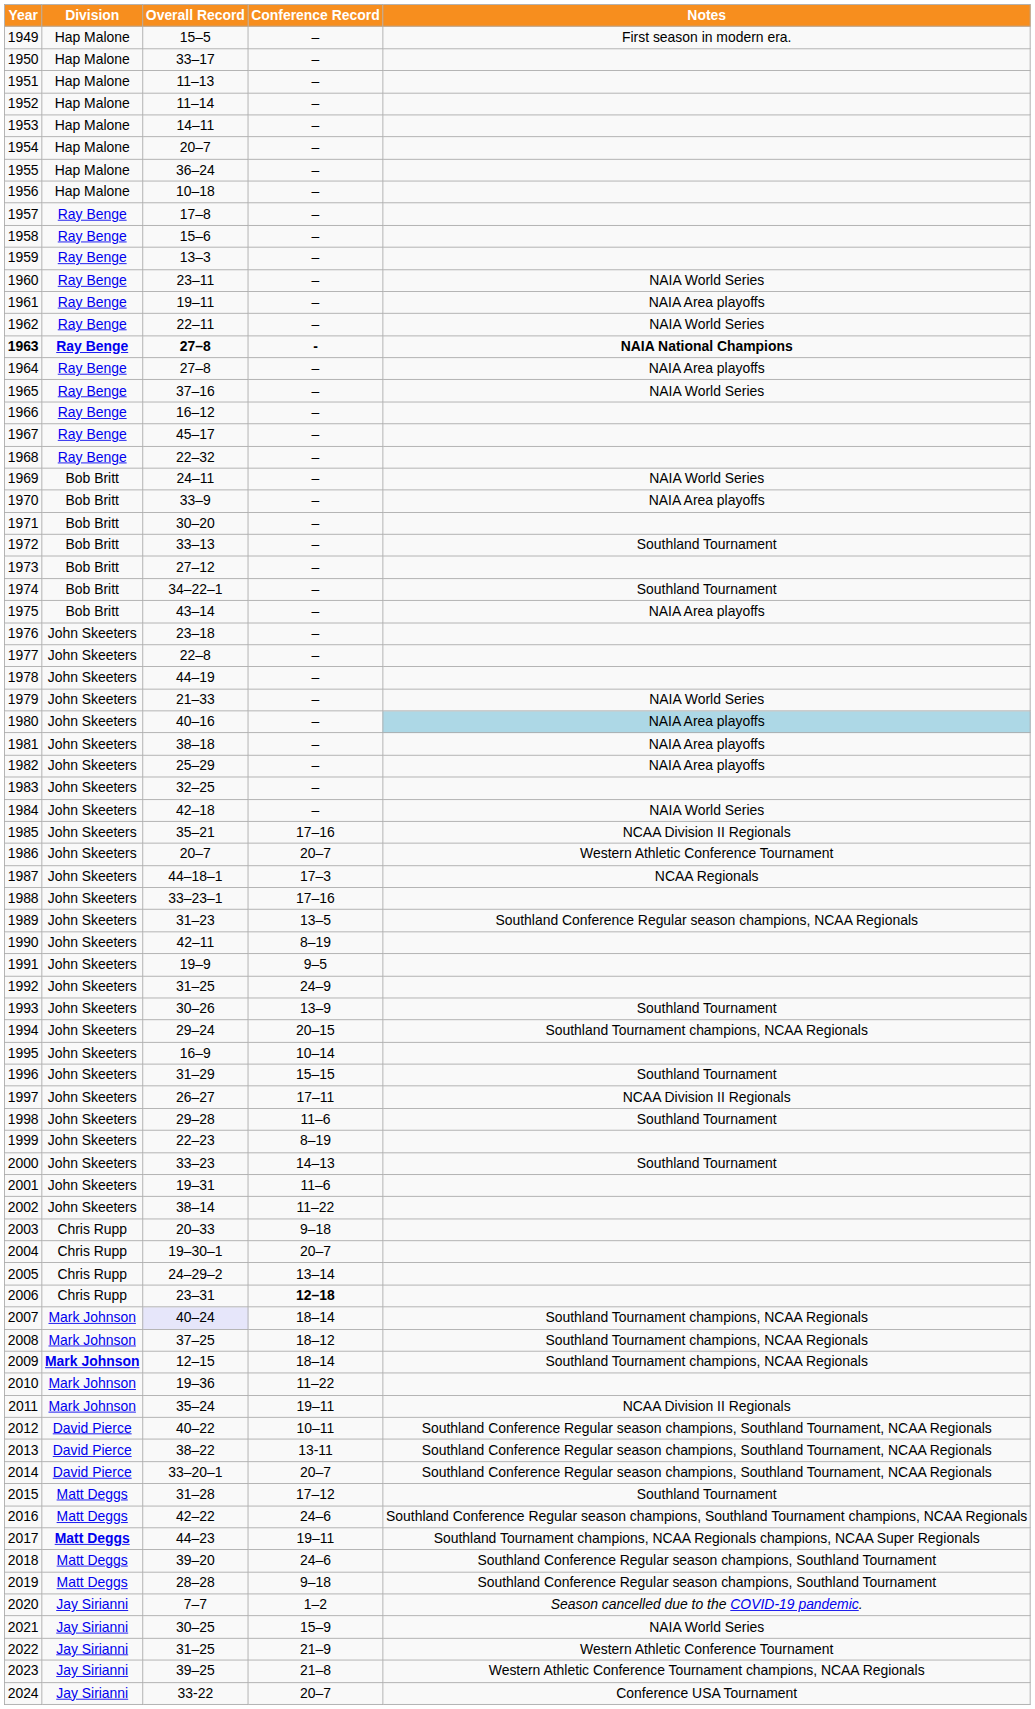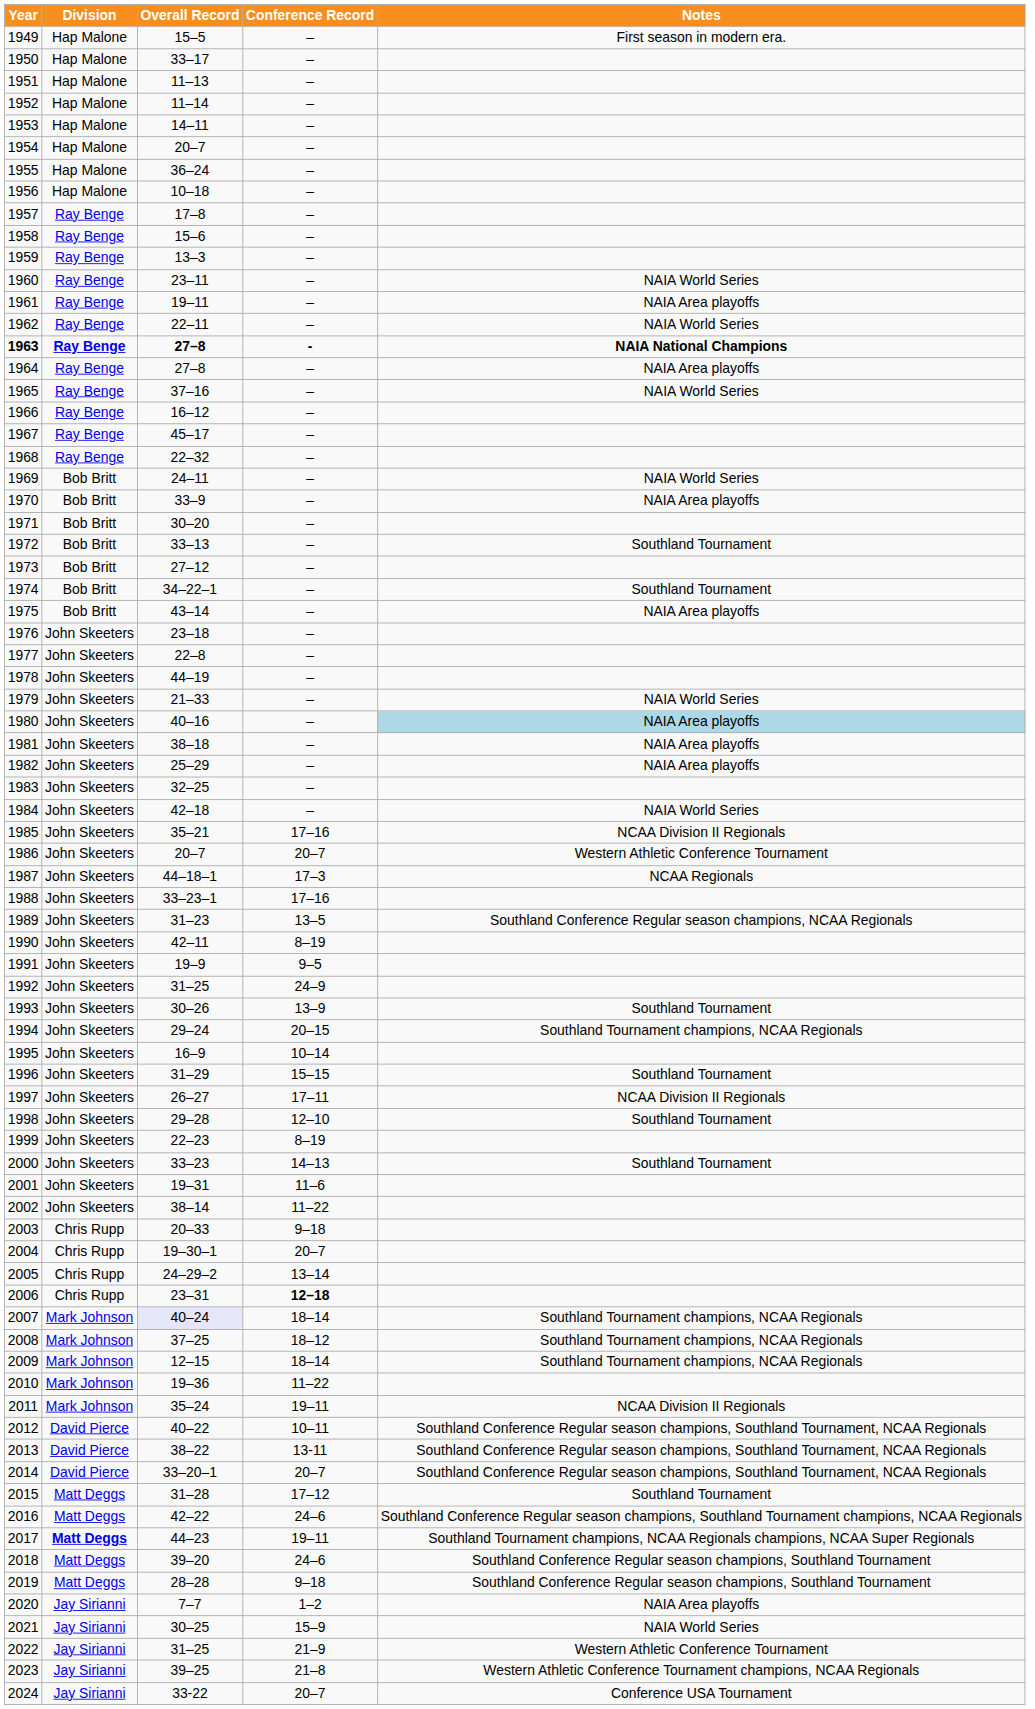(315, 1119) 11–6 -> (310, 1119) 12–10
(92, 1362) bold -> (90, 1362) normal
(707, 1605) Season cancelled due to the COVID-19 pandemic. -> (701, 1605) NAIA Area playoffs
